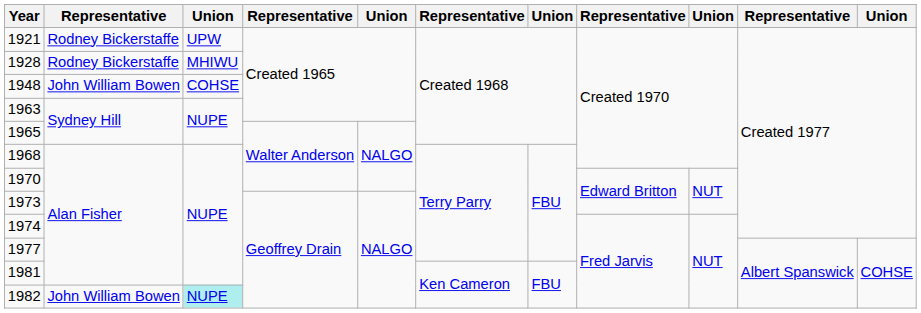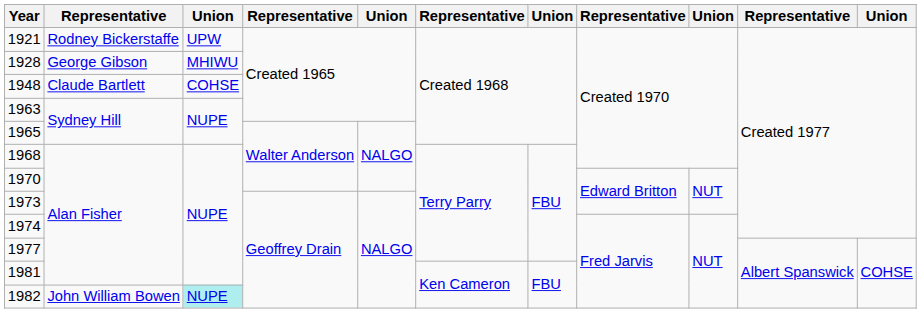(113, 62) Rodney Bickerstaffe -> (97, 62) George Gibson
(114, 86) John William Bowen -> (96, 86) Claude Bartlett
